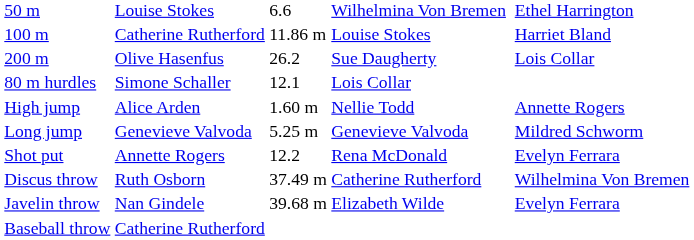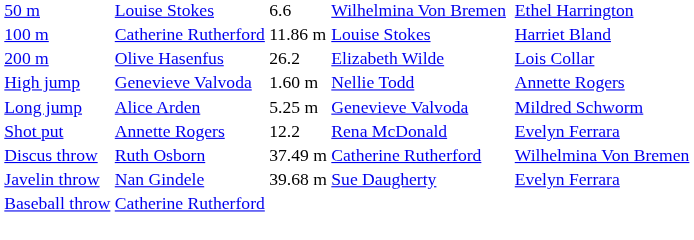(384, 58) Sue Daugherty -> (388, 58) Elizabeth Wilde
- row: (50, 82)
(158, 106) Alice Arden -> (183, 82) Genevieve Valvoda
(183, 131) Genevieve Valvoda -> (158, 106) Alice Arden
(388, 203) Elizabeth Wilde -> (384, 179) Sue Daugherty
